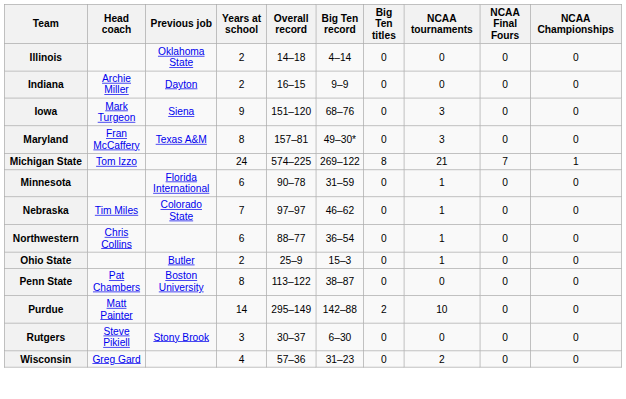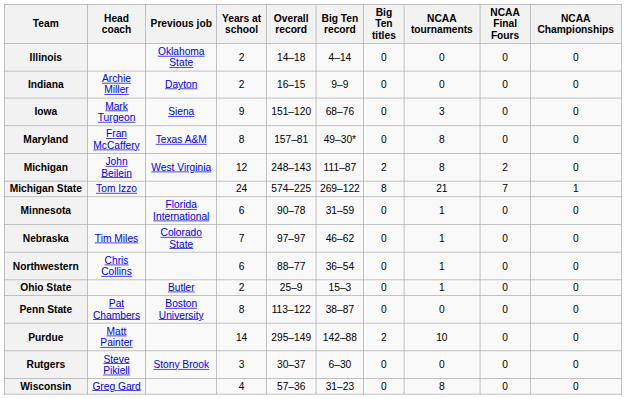(442, 140) 3 -> (442, 140) 8
+ row: (46, 167)
(442, 359) 2 -> (442, 387) 8
